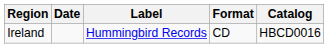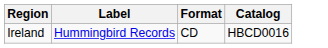- column: (67, 14)
